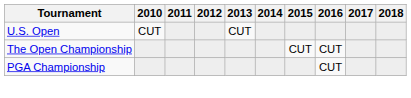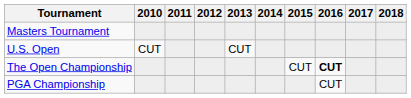+ row: (58, 31)
(330, 49) normal -> (330, 67) bold
